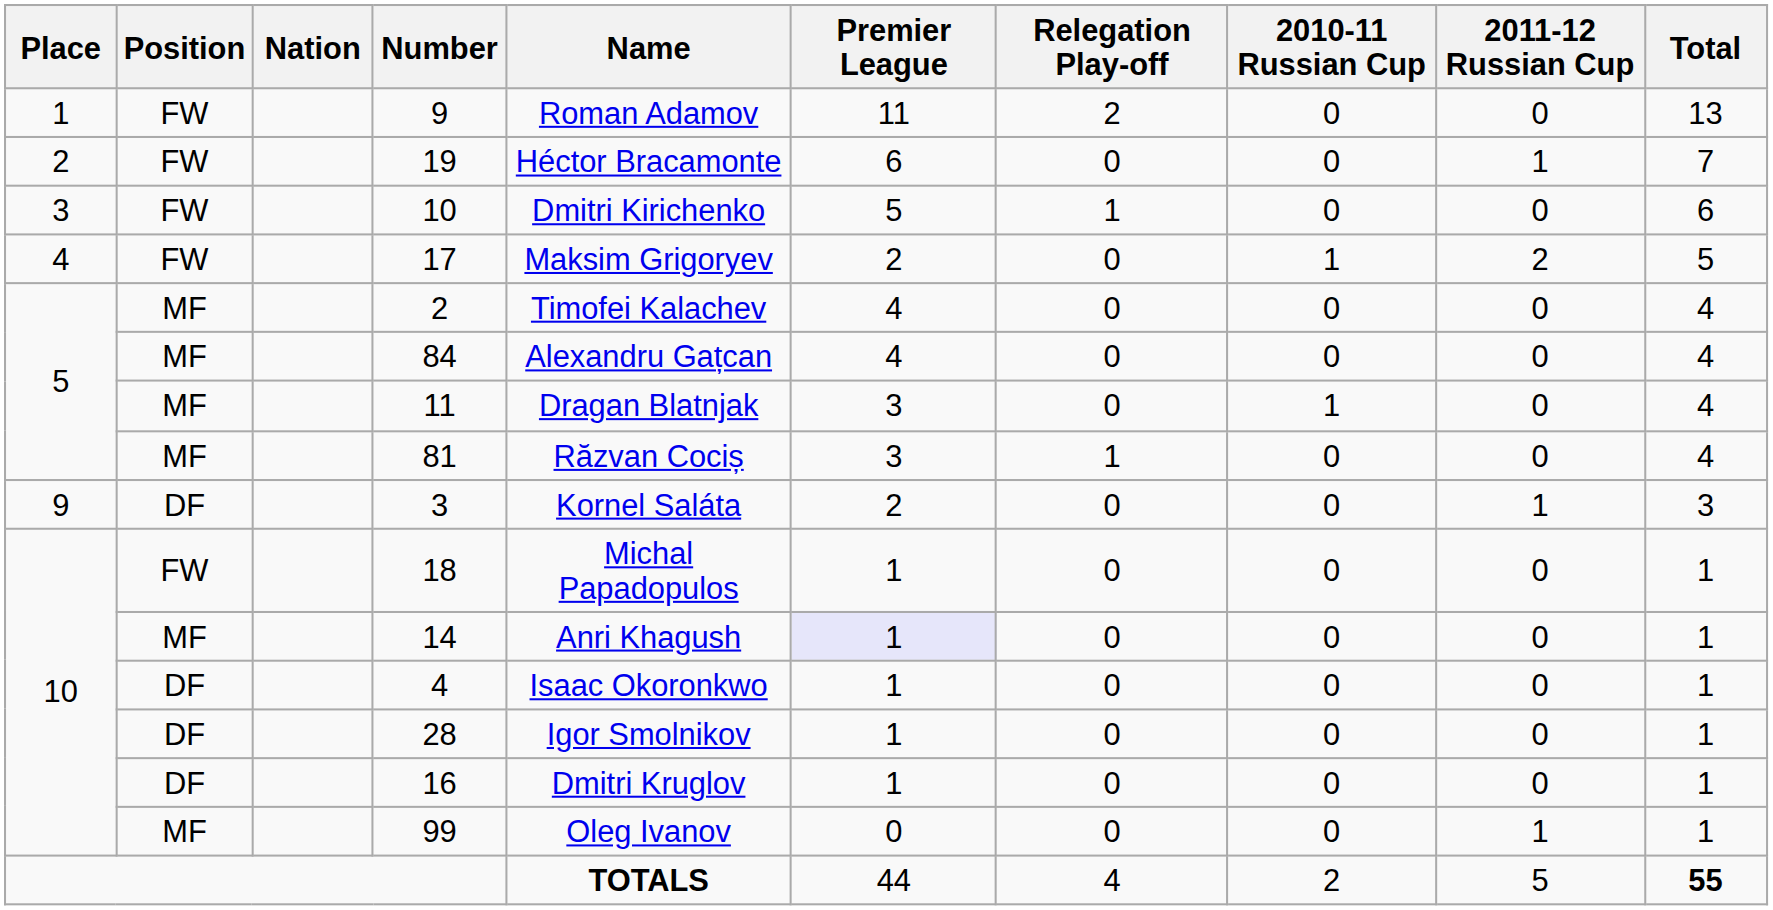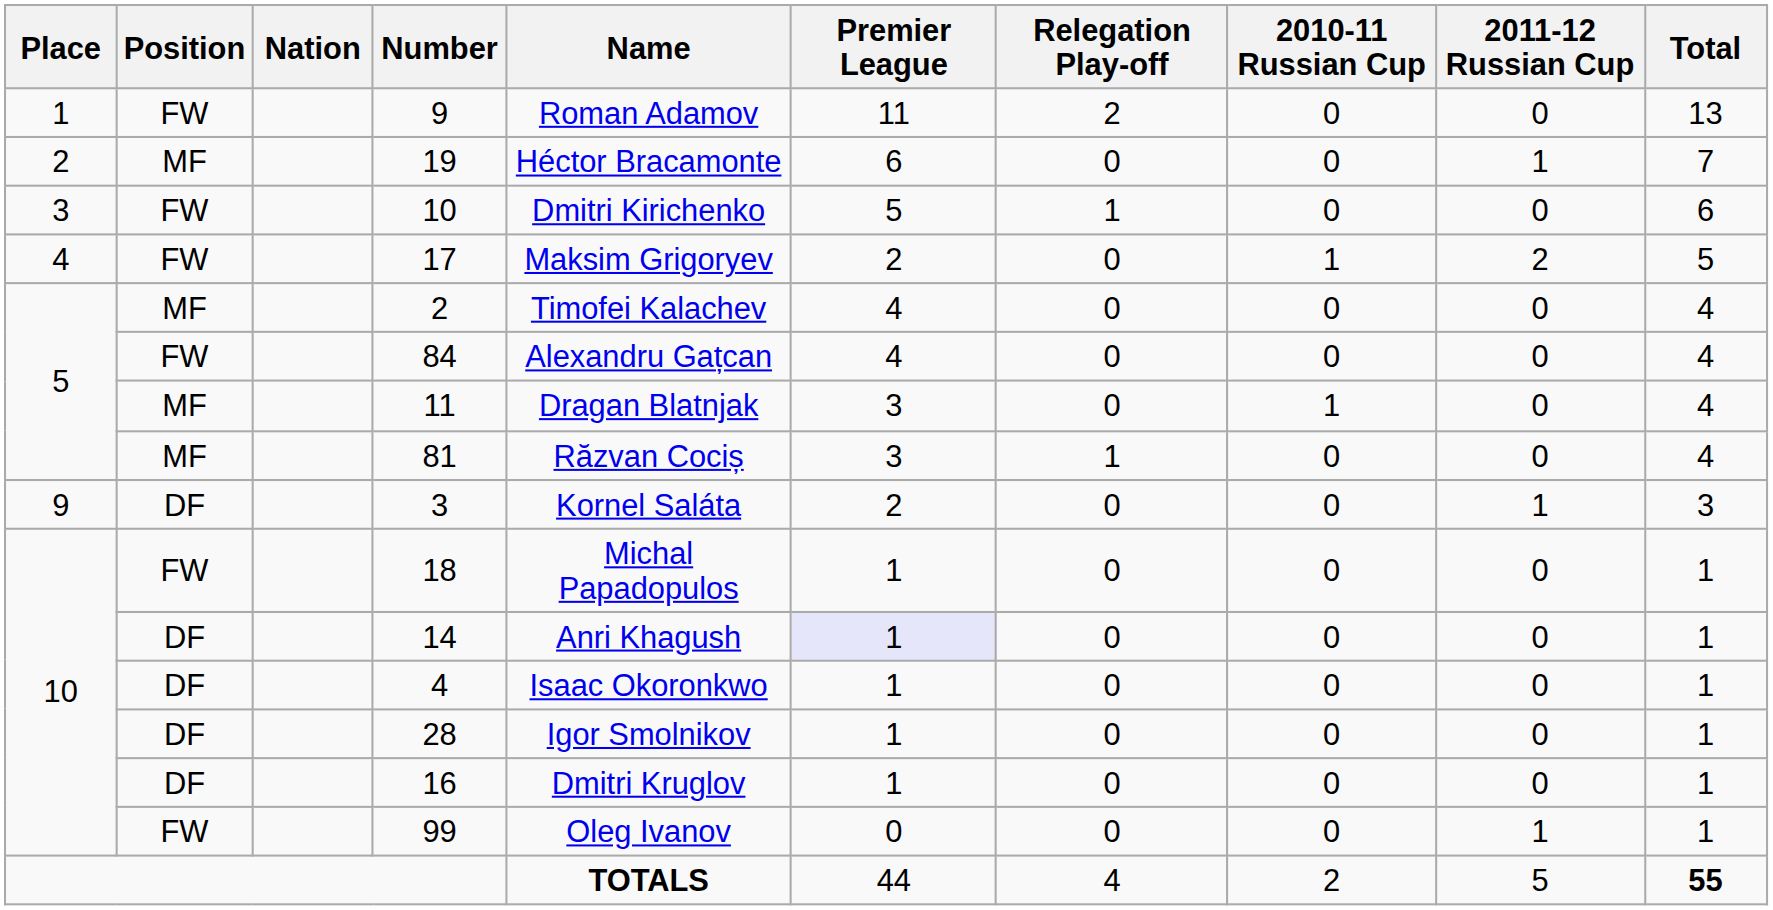(184, 162) FW -> (184, 162) MF
(184, 357) MF -> (184, 357) FW
(184, 636) MF -> (184, 636) DF
(184, 831) MF -> (184, 831) FW
